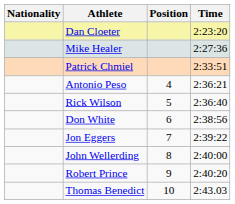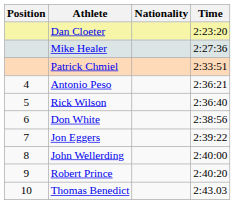columns swapped: (169, 13) <-> (34, 13)
